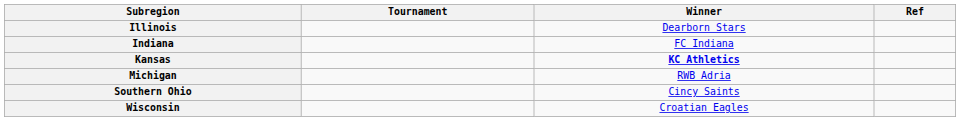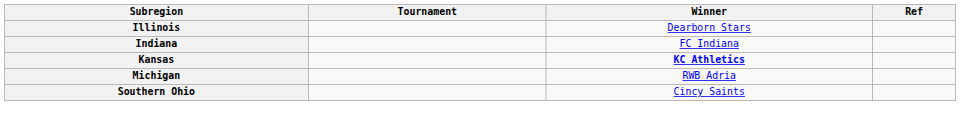- row: (153, 108)
